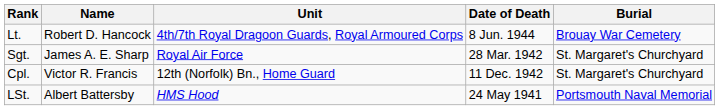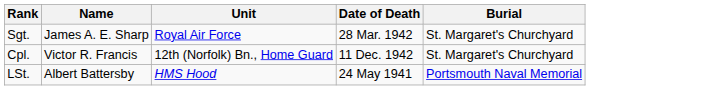- row: (14, 34)
